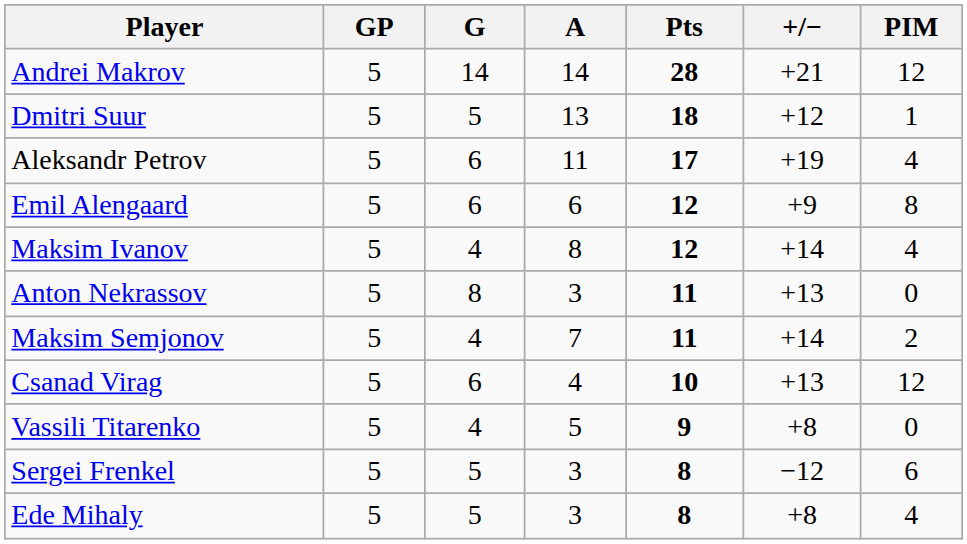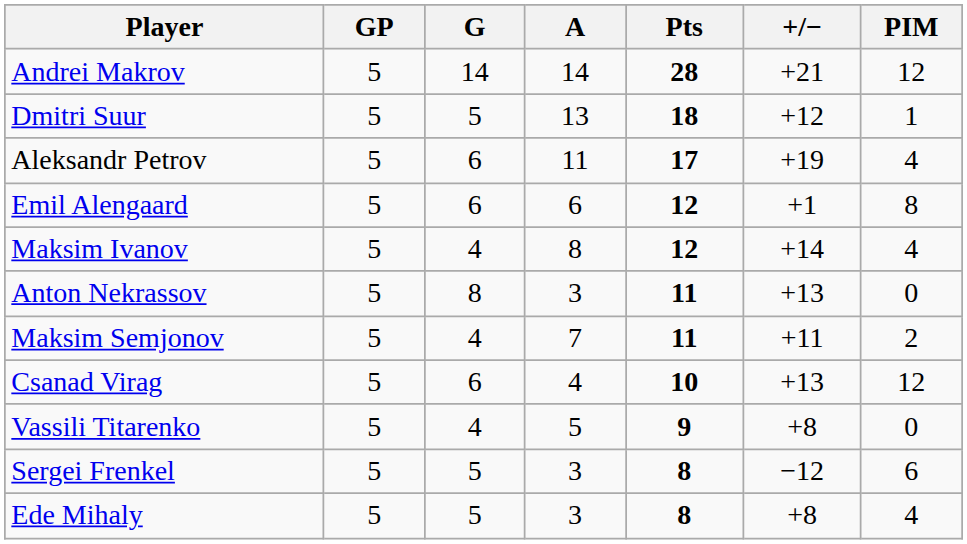(802, 204) +9 -> (802, 204) +1
(802, 337) +14 -> (802, 337) +11
